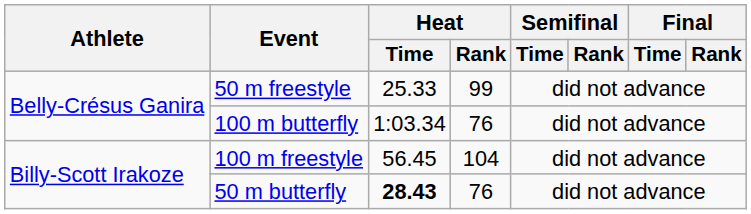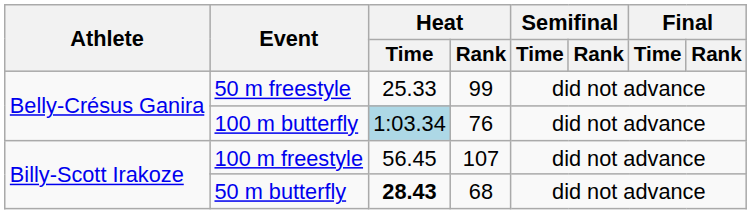(409, 123) no background -> (409, 123) lightblue background
(481, 158) 104 -> (481, 158) 107
(481, 192) 76 -> (481, 192) 68
